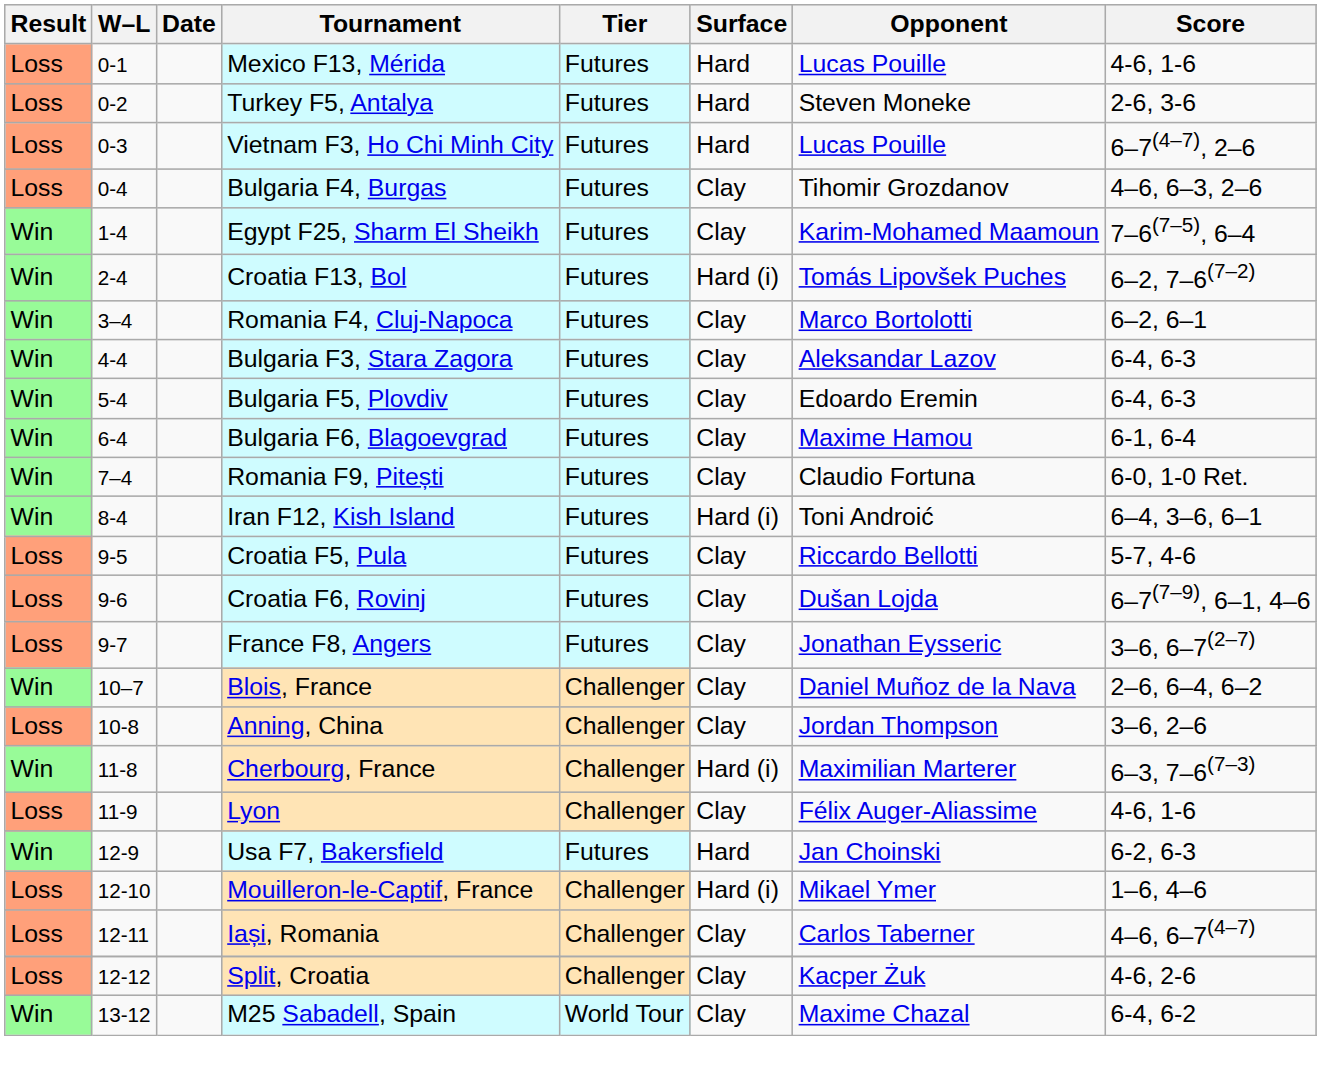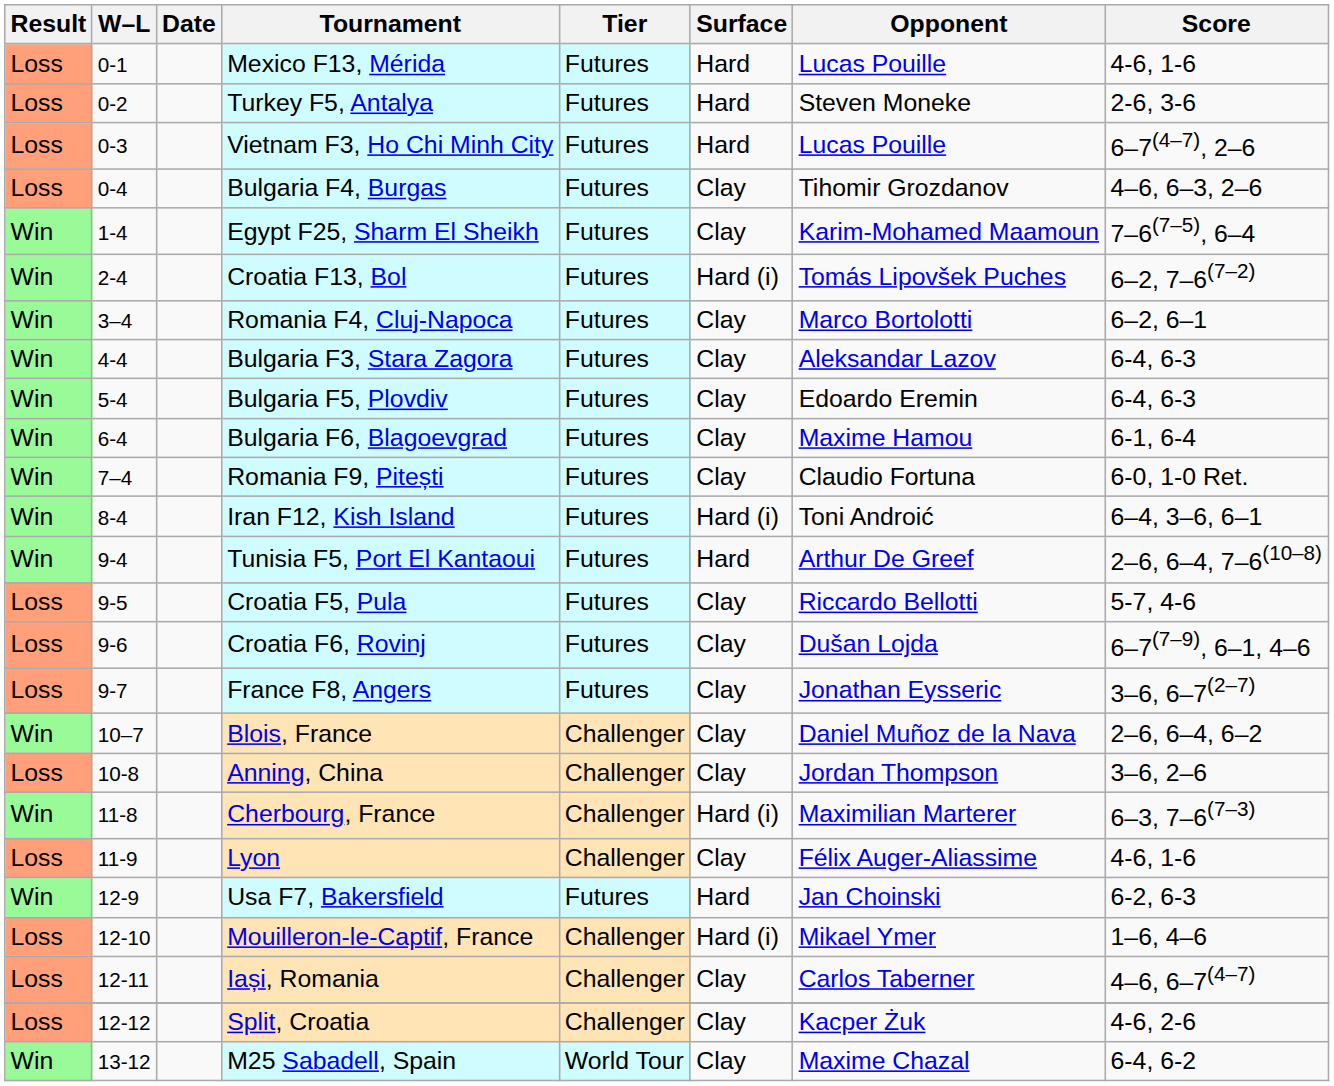+ row: (381, 558)
